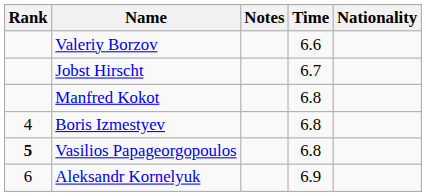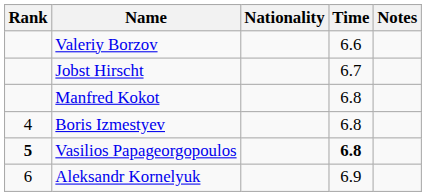columns swapped: (377, 17) <-> (264, 17)
(311, 151) normal -> (351, 151) bold
